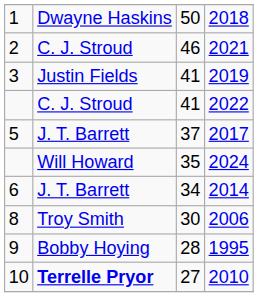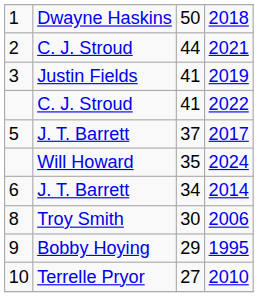(190, 47) 46 -> (190, 47) 44
(190, 248) 28 -> (190, 248) 29
(95, 276) bold -> (91, 276) normal
